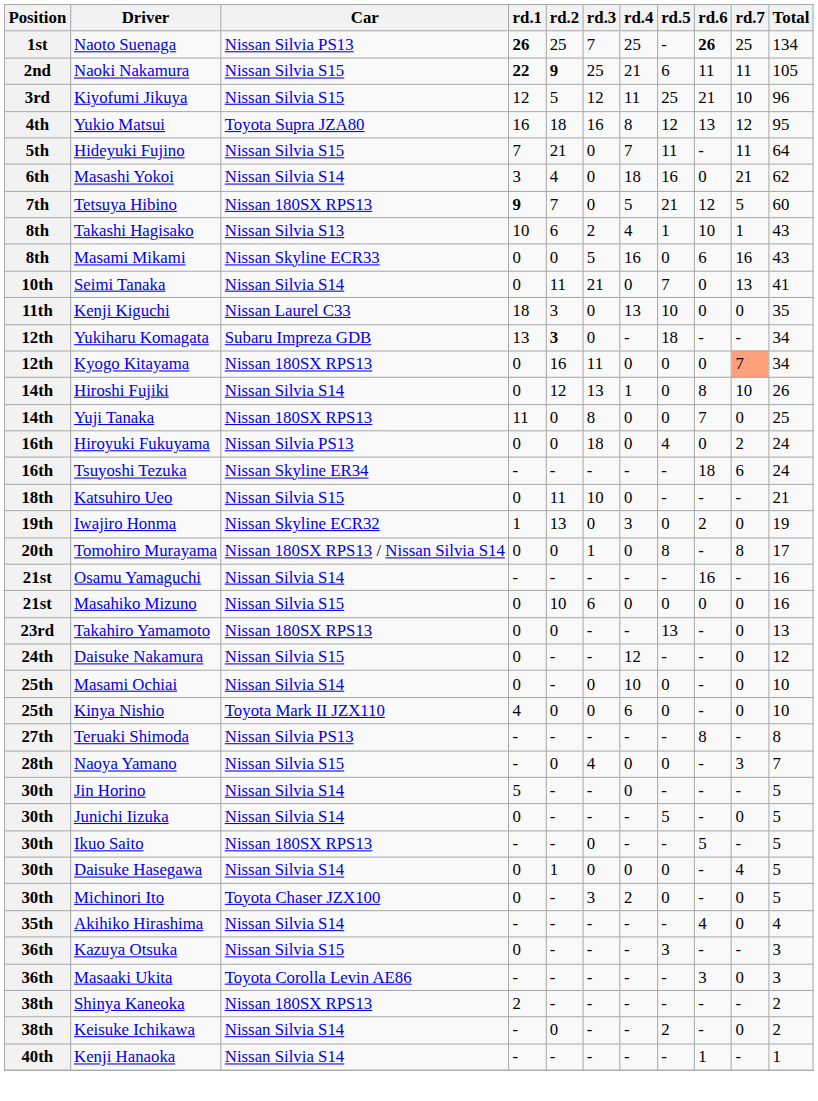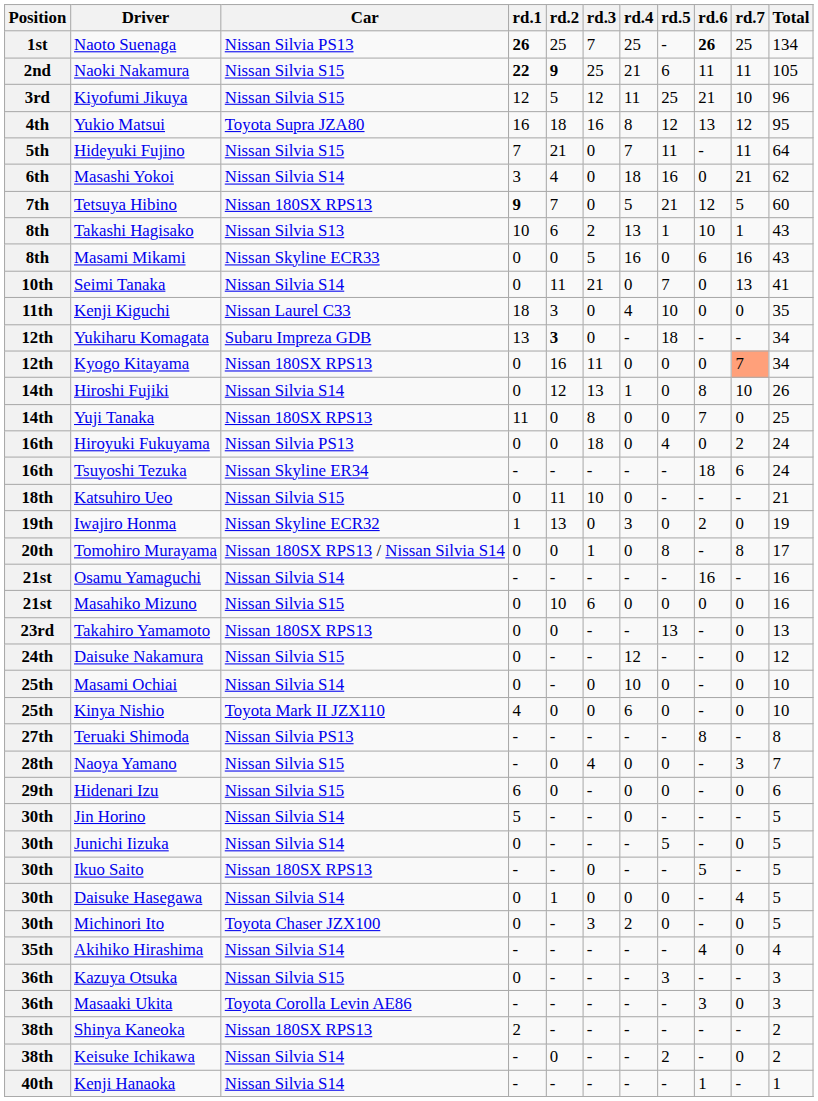(628, 230) 4 -> (632, 230) 13
(632, 310) 13 -> (628, 310) 4
+ row: (116, 790)
